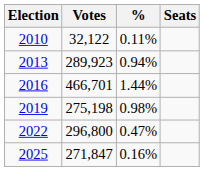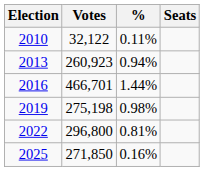(89, 62) 289,923 -> (89, 62) 260,923
(138, 131) 0.47% -> (138, 131) 0.81%
(89, 154) 271,847 -> (89, 154) 271,850
